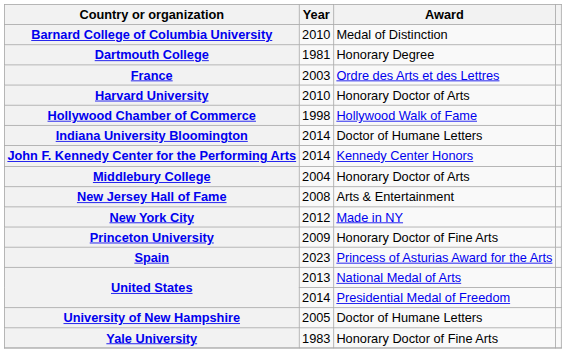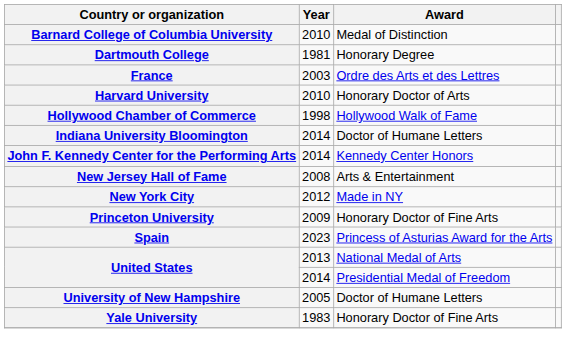- row: (152, 176)
